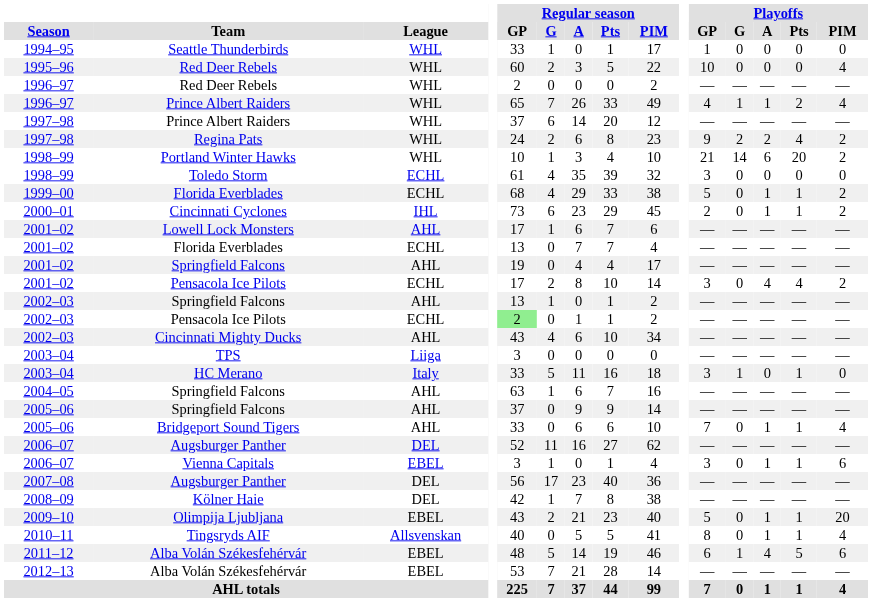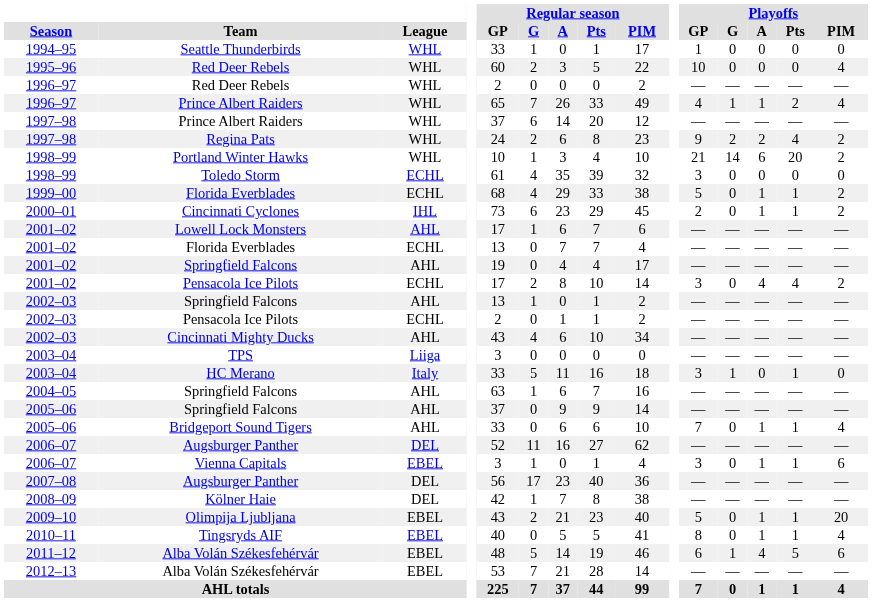(517, 319) lightgreen background -> (498, 319) no background
(426, 535) Allsvenskan -> (425, 535) EBEL
